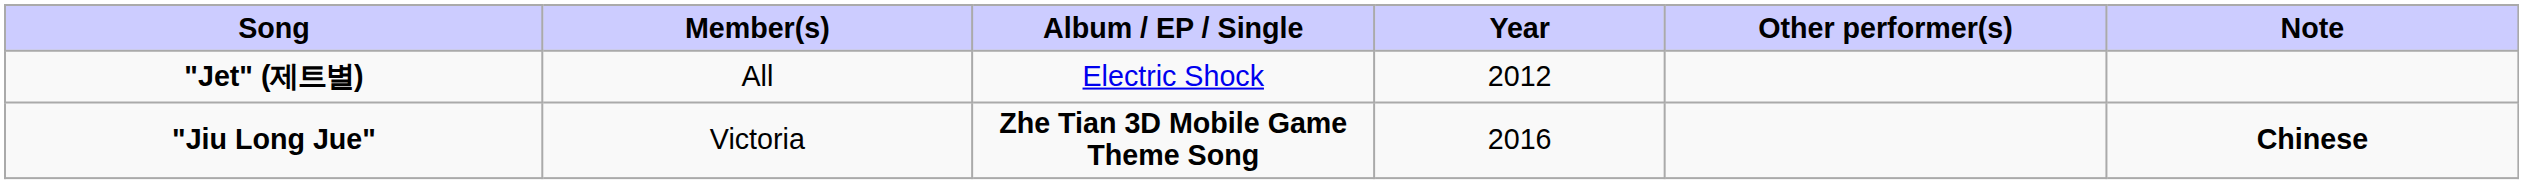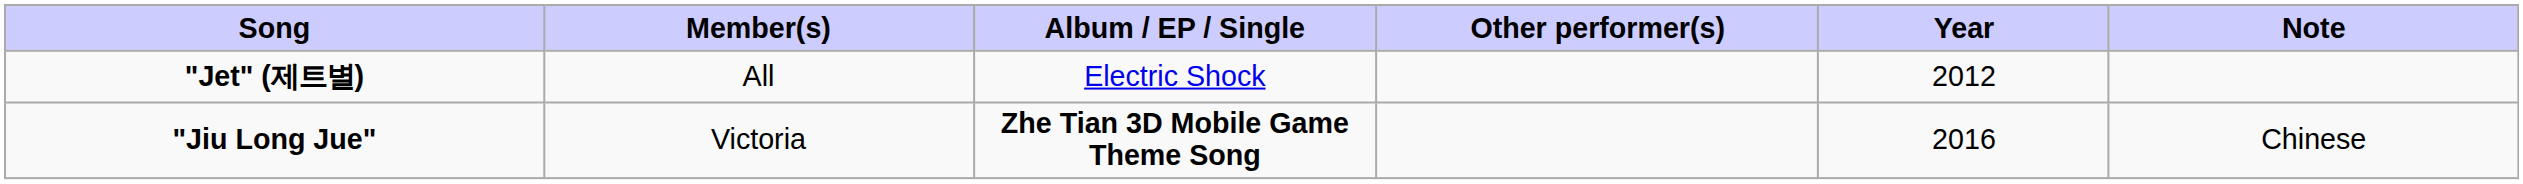columns swapped: (1520, 28) <-> (1886, 28)
(2312, 140) bold -> (2314, 140) normal
